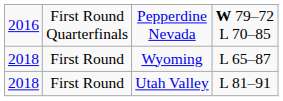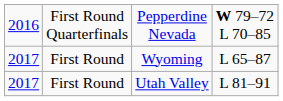(24, 58) 2018 -> (24, 58) 2017
(24, 83) 2018 -> (24, 83) 2017
